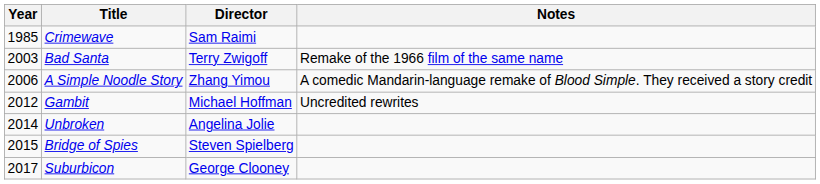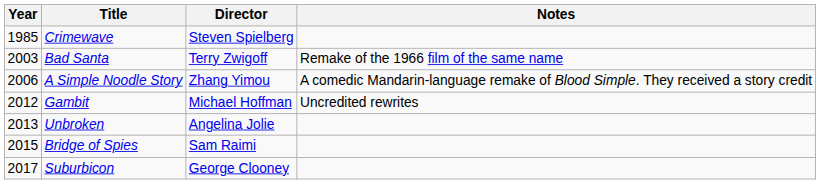(222, 37) Sam Raimi -> (241, 37) Steven Spielberg
(23, 124) 2014 -> (23, 124) 2013
(241, 146) Steven Spielberg -> (222, 146) Sam Raimi
